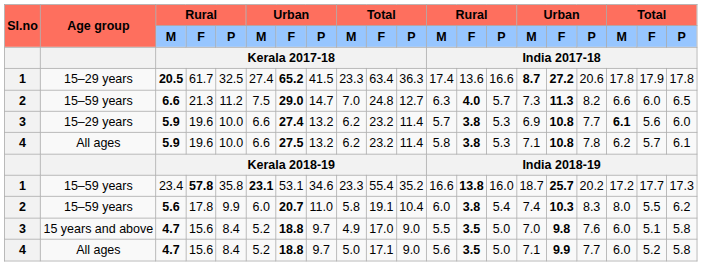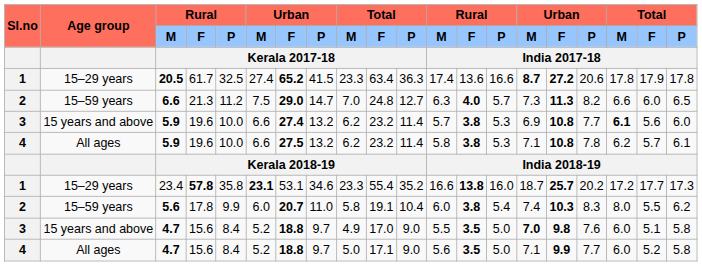(98, 121) 15–29 years -> (98, 121) 15 years and above
(98, 185) 15–59 years -> (98, 185) 15–29 years
(532, 228) normal -> (532, 228) bold
